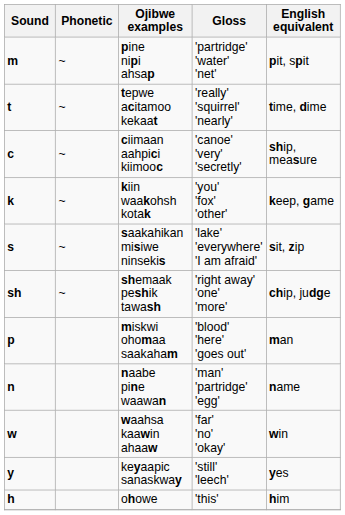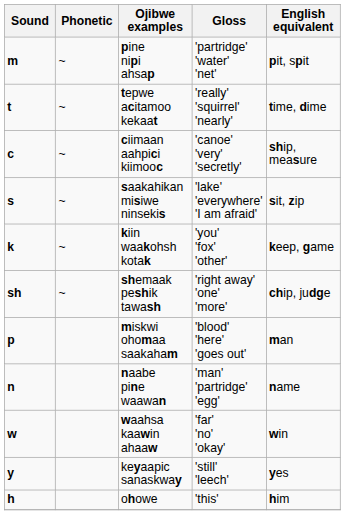rows swapped: (149, 200) <-> (152, 247)
